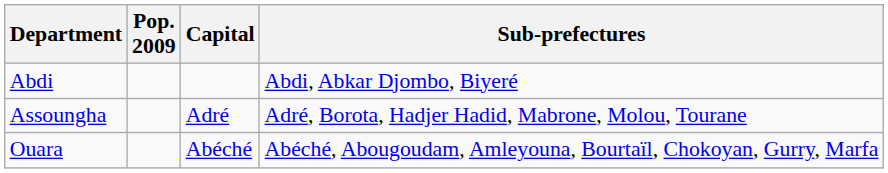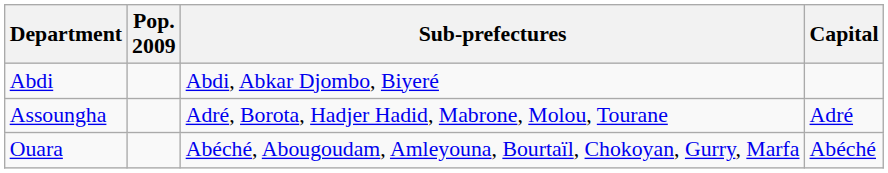columns swapped: (220, 33) <-> (572, 33)
